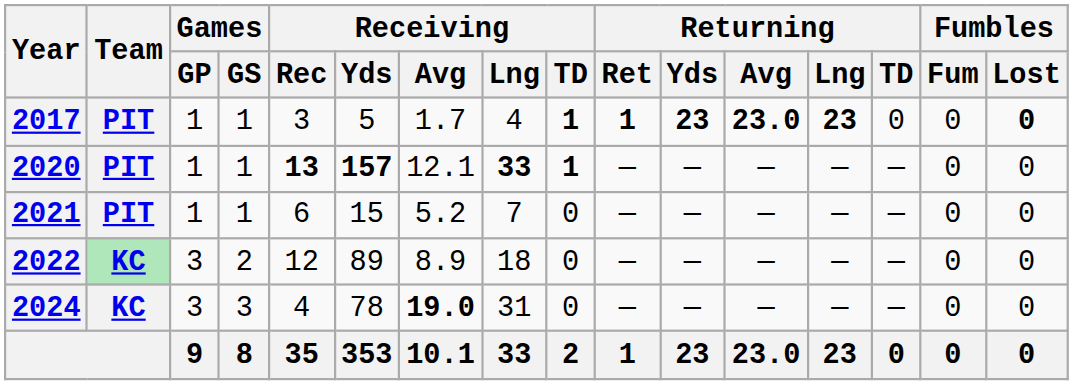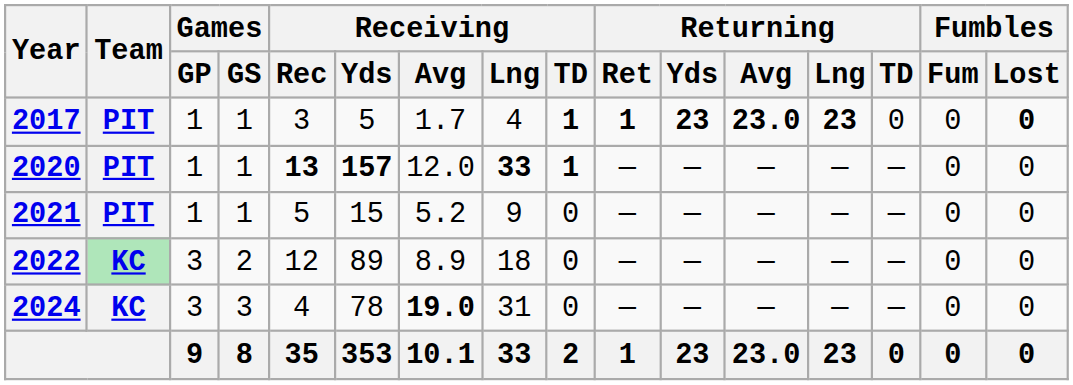(440, 168) 12.1 -> (440, 168) 12.0
(302, 215) 6 -> (302, 215) 5
(514, 215) 7 -> (514, 215) 9
